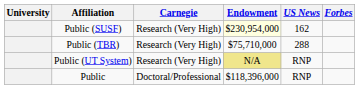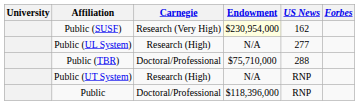+ row: (93, 44)
(179, 44) Research (Very High) -> (179, 60) Doctoral/Professional
(179, 60) Research (Very High) -> (179, 76) Research (High)
(252, 60) khaki background -> (252, 76) no background
